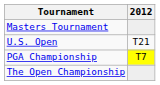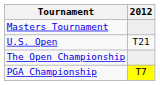rows swapped: (66, 73) <-> (52, 58)
